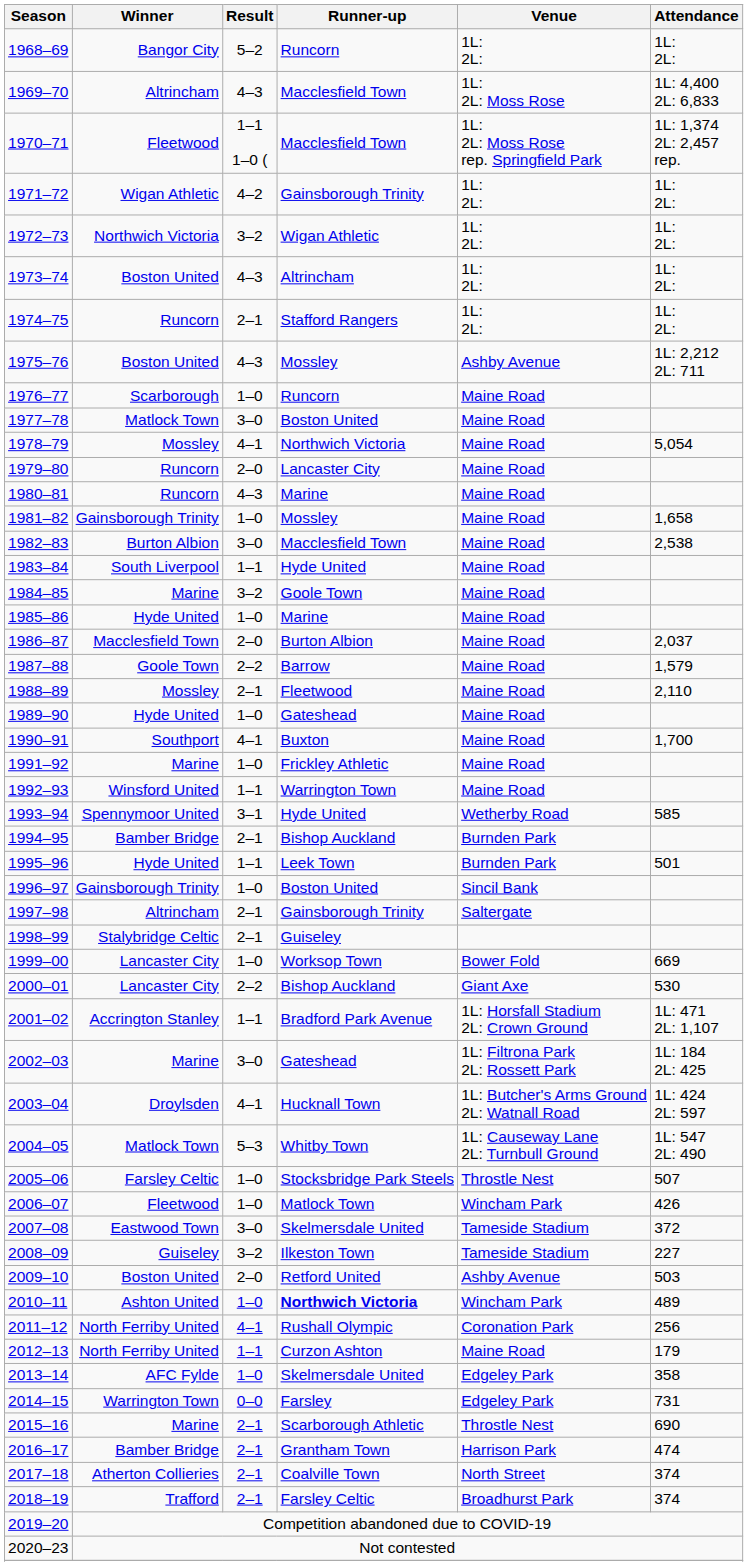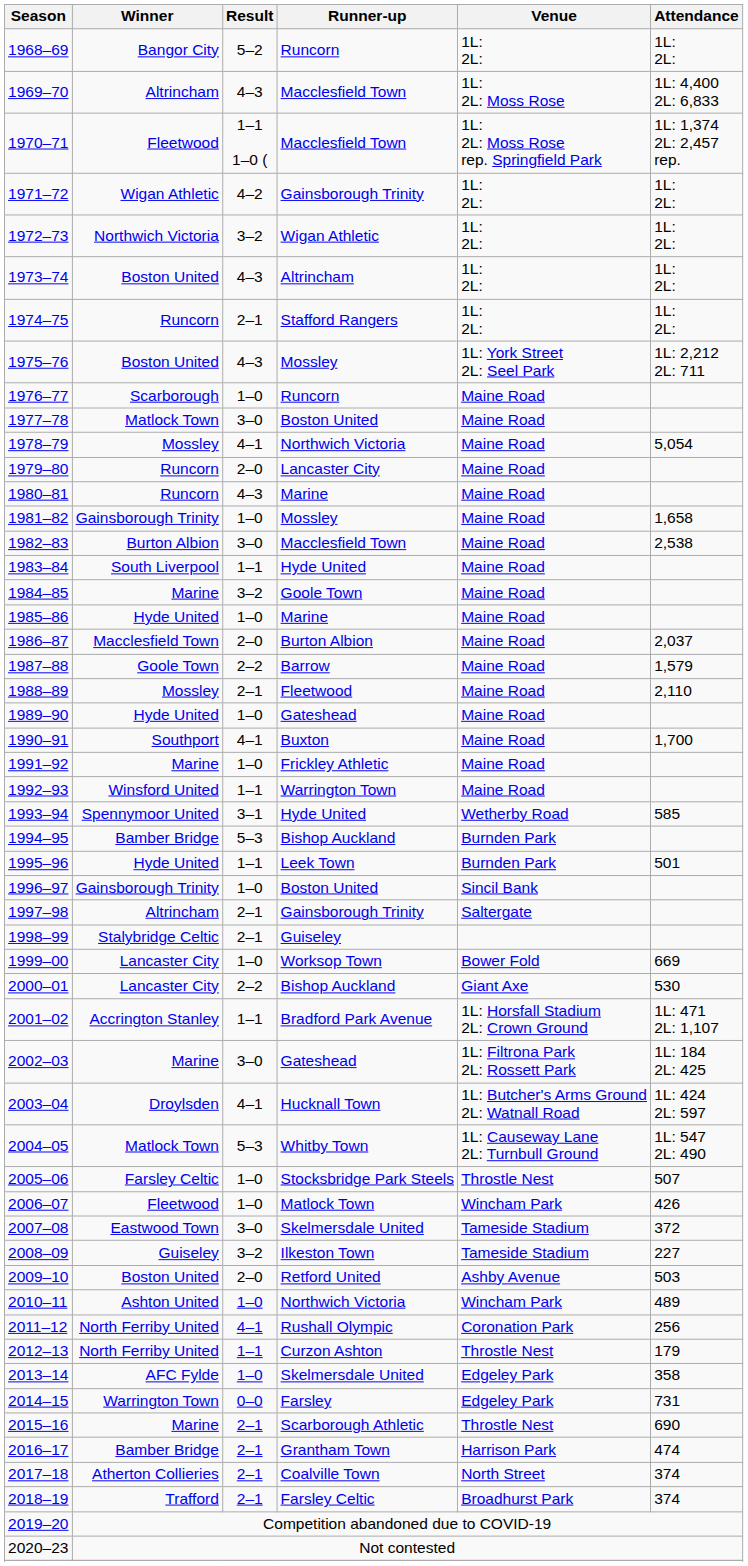(511, 362) Ashby Avenue -> (512, 362) 1L: York Street 2L: Seel Park
(250, 838) 2–1 -> (250, 838) 5–3
(349, 1302) bold -> (343, 1302) normal
(503, 1351) Maine Road -> (507, 1351) Throstle Nest
